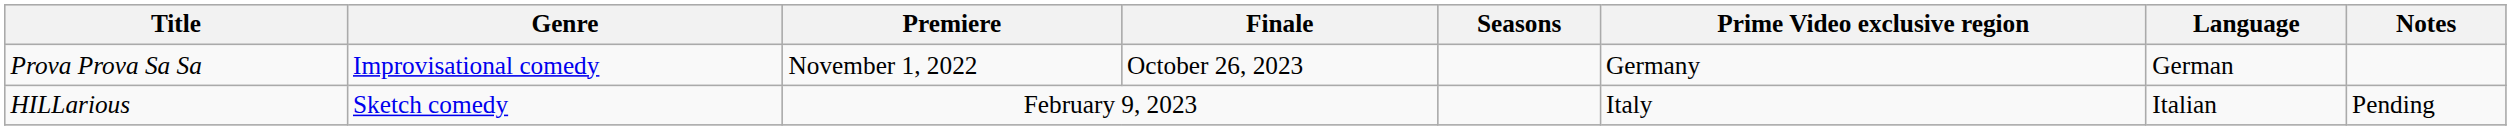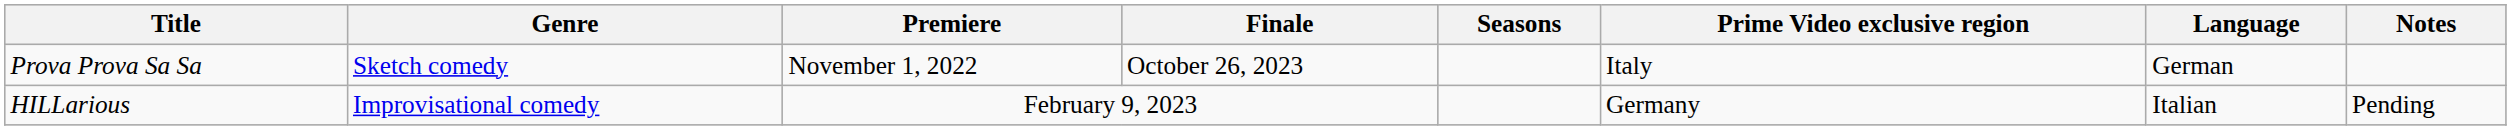(476, 64) Improvisational comedy -> (431, 64) Sketch comedy
(1653, 64) Germany -> (1629, 64) Italy
(431, 104) Sketch comedy -> (476, 104) Improvisational comedy
(1629, 104) Italy -> (1653, 104) Germany
